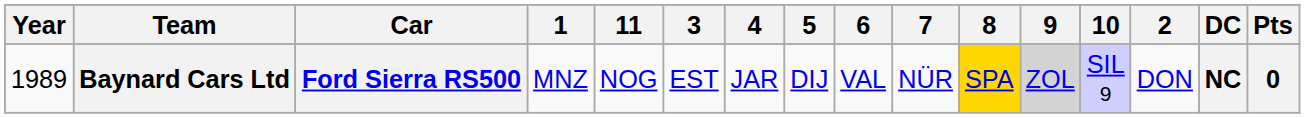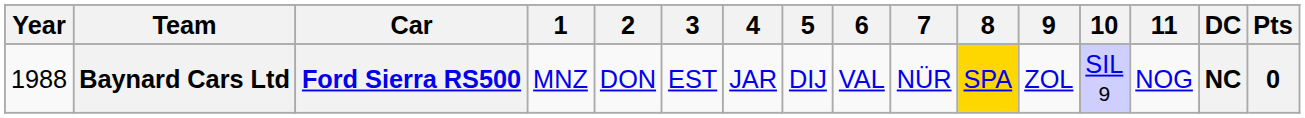columns swapped: (1165, 24) <-> (629, 24)
(39, 78) 1989 -> (39, 78) 1988
(1050, 78) lightgrey background -> (1049, 78) no background
